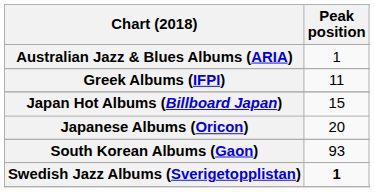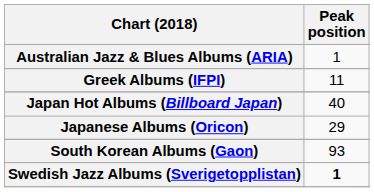(337, 103) 15 -> (337, 103) 40
(337, 127) 20 -> (337, 127) 29
